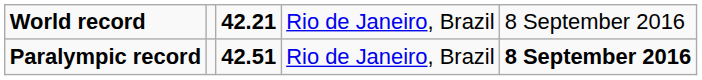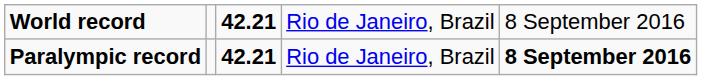(249, 56) 42.51 -> (249, 56) 42.21
